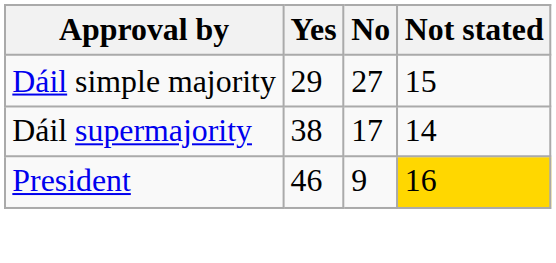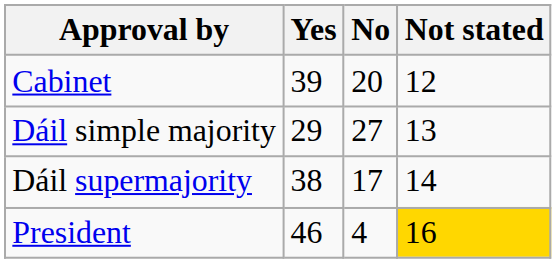+ row: (62, 80)
(421, 80) 15 -> (421, 130) 13
(359, 181) 9 -> (359, 231) 4
